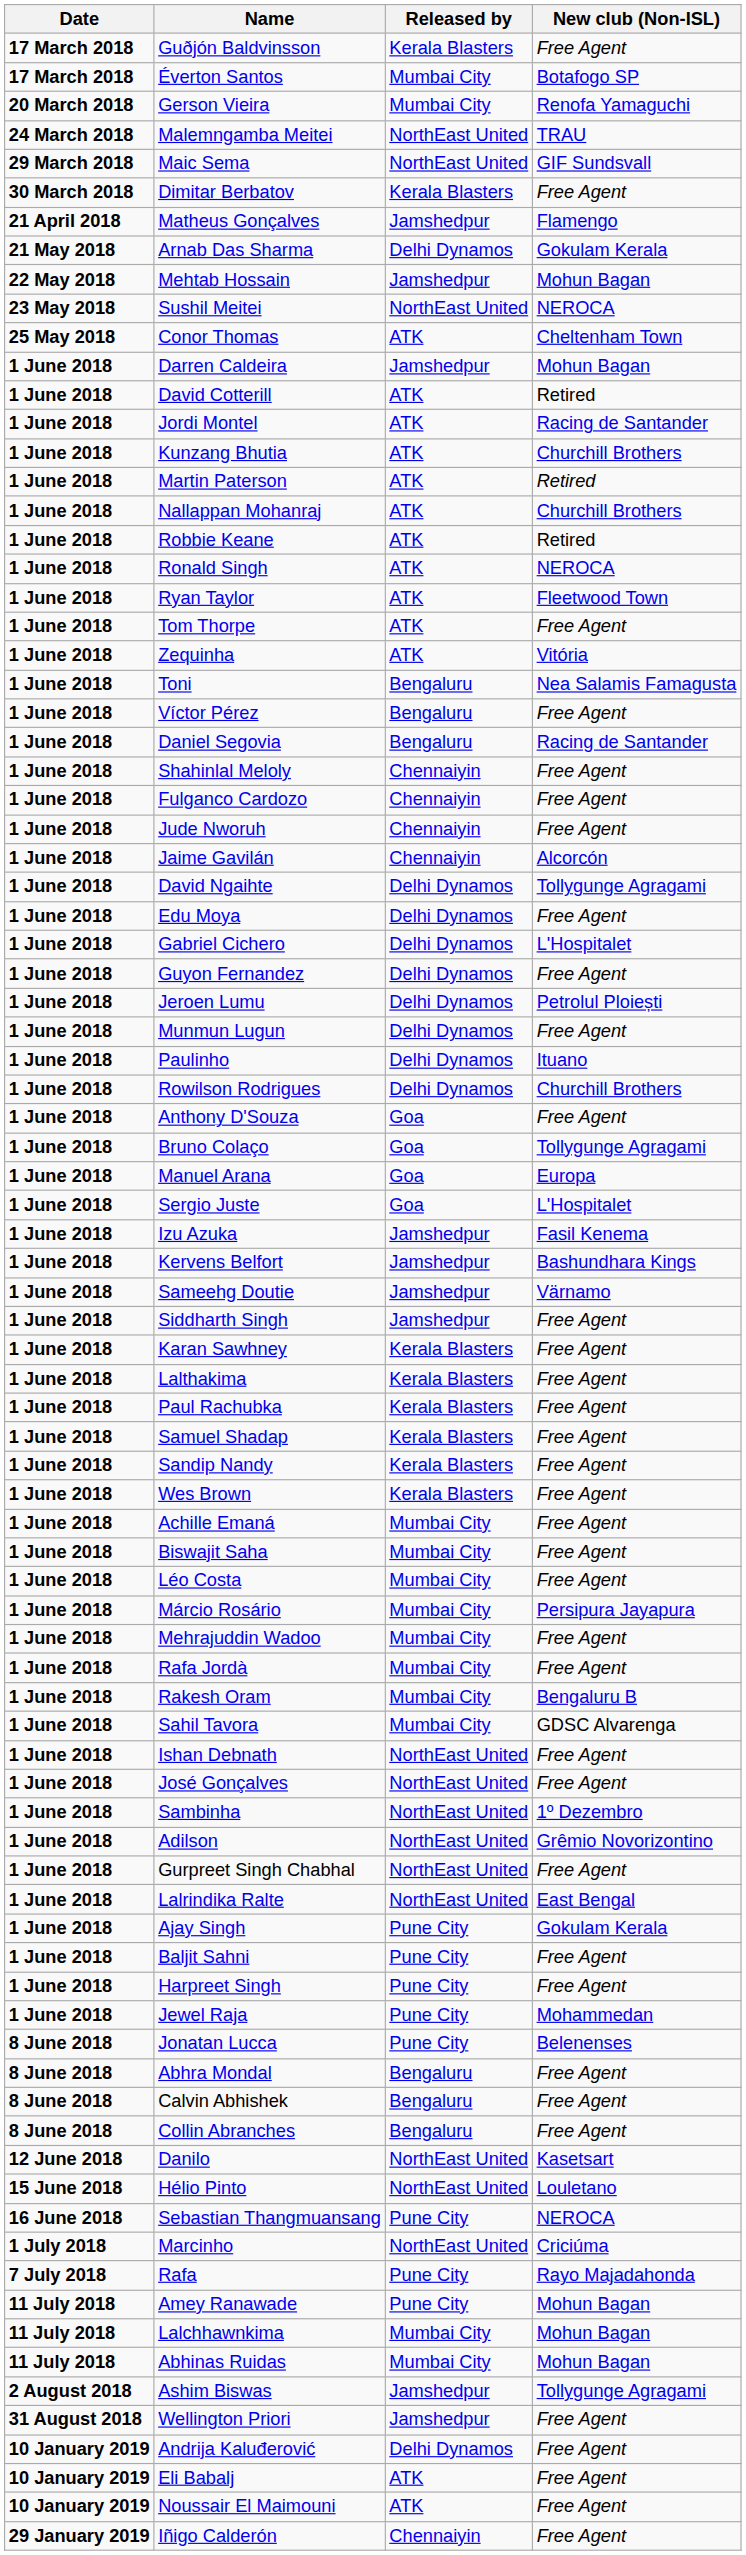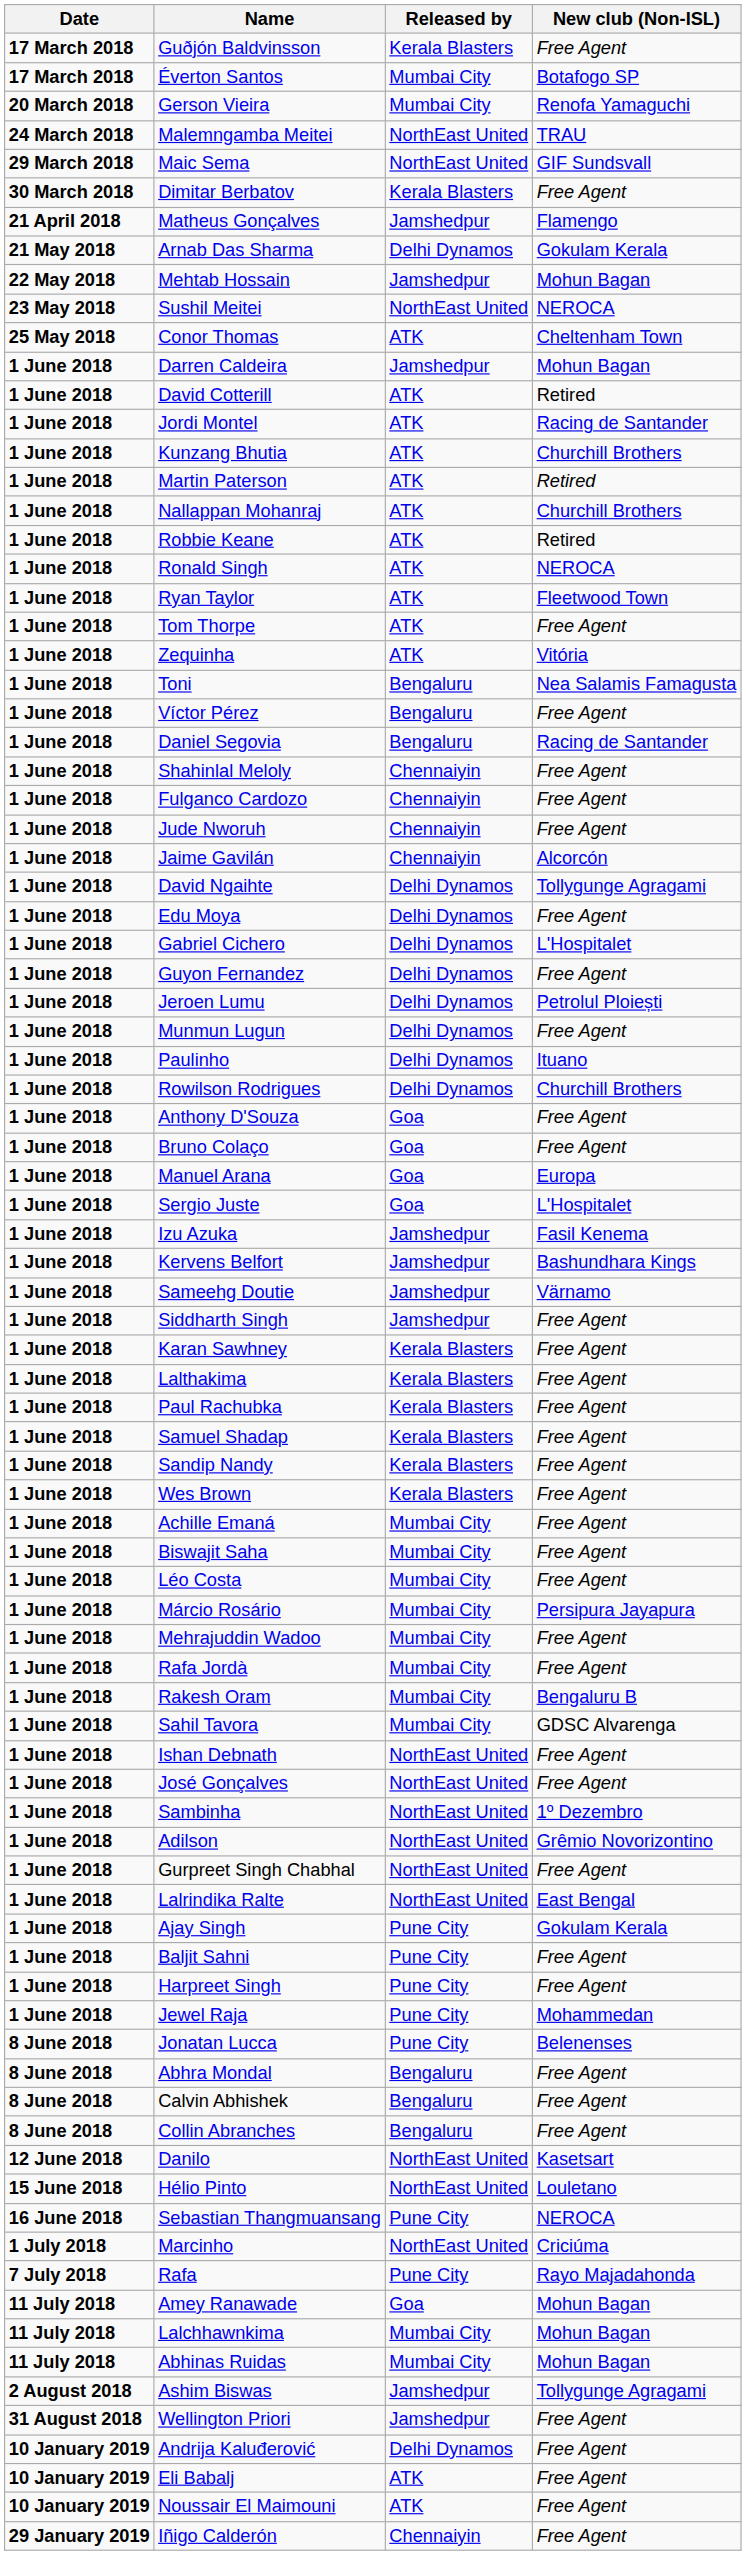(621, 1147) Tollygunge Agragami -> (581, 1147) Free Agent
(429, 2304) Pune City -> (407, 2304) Goa
